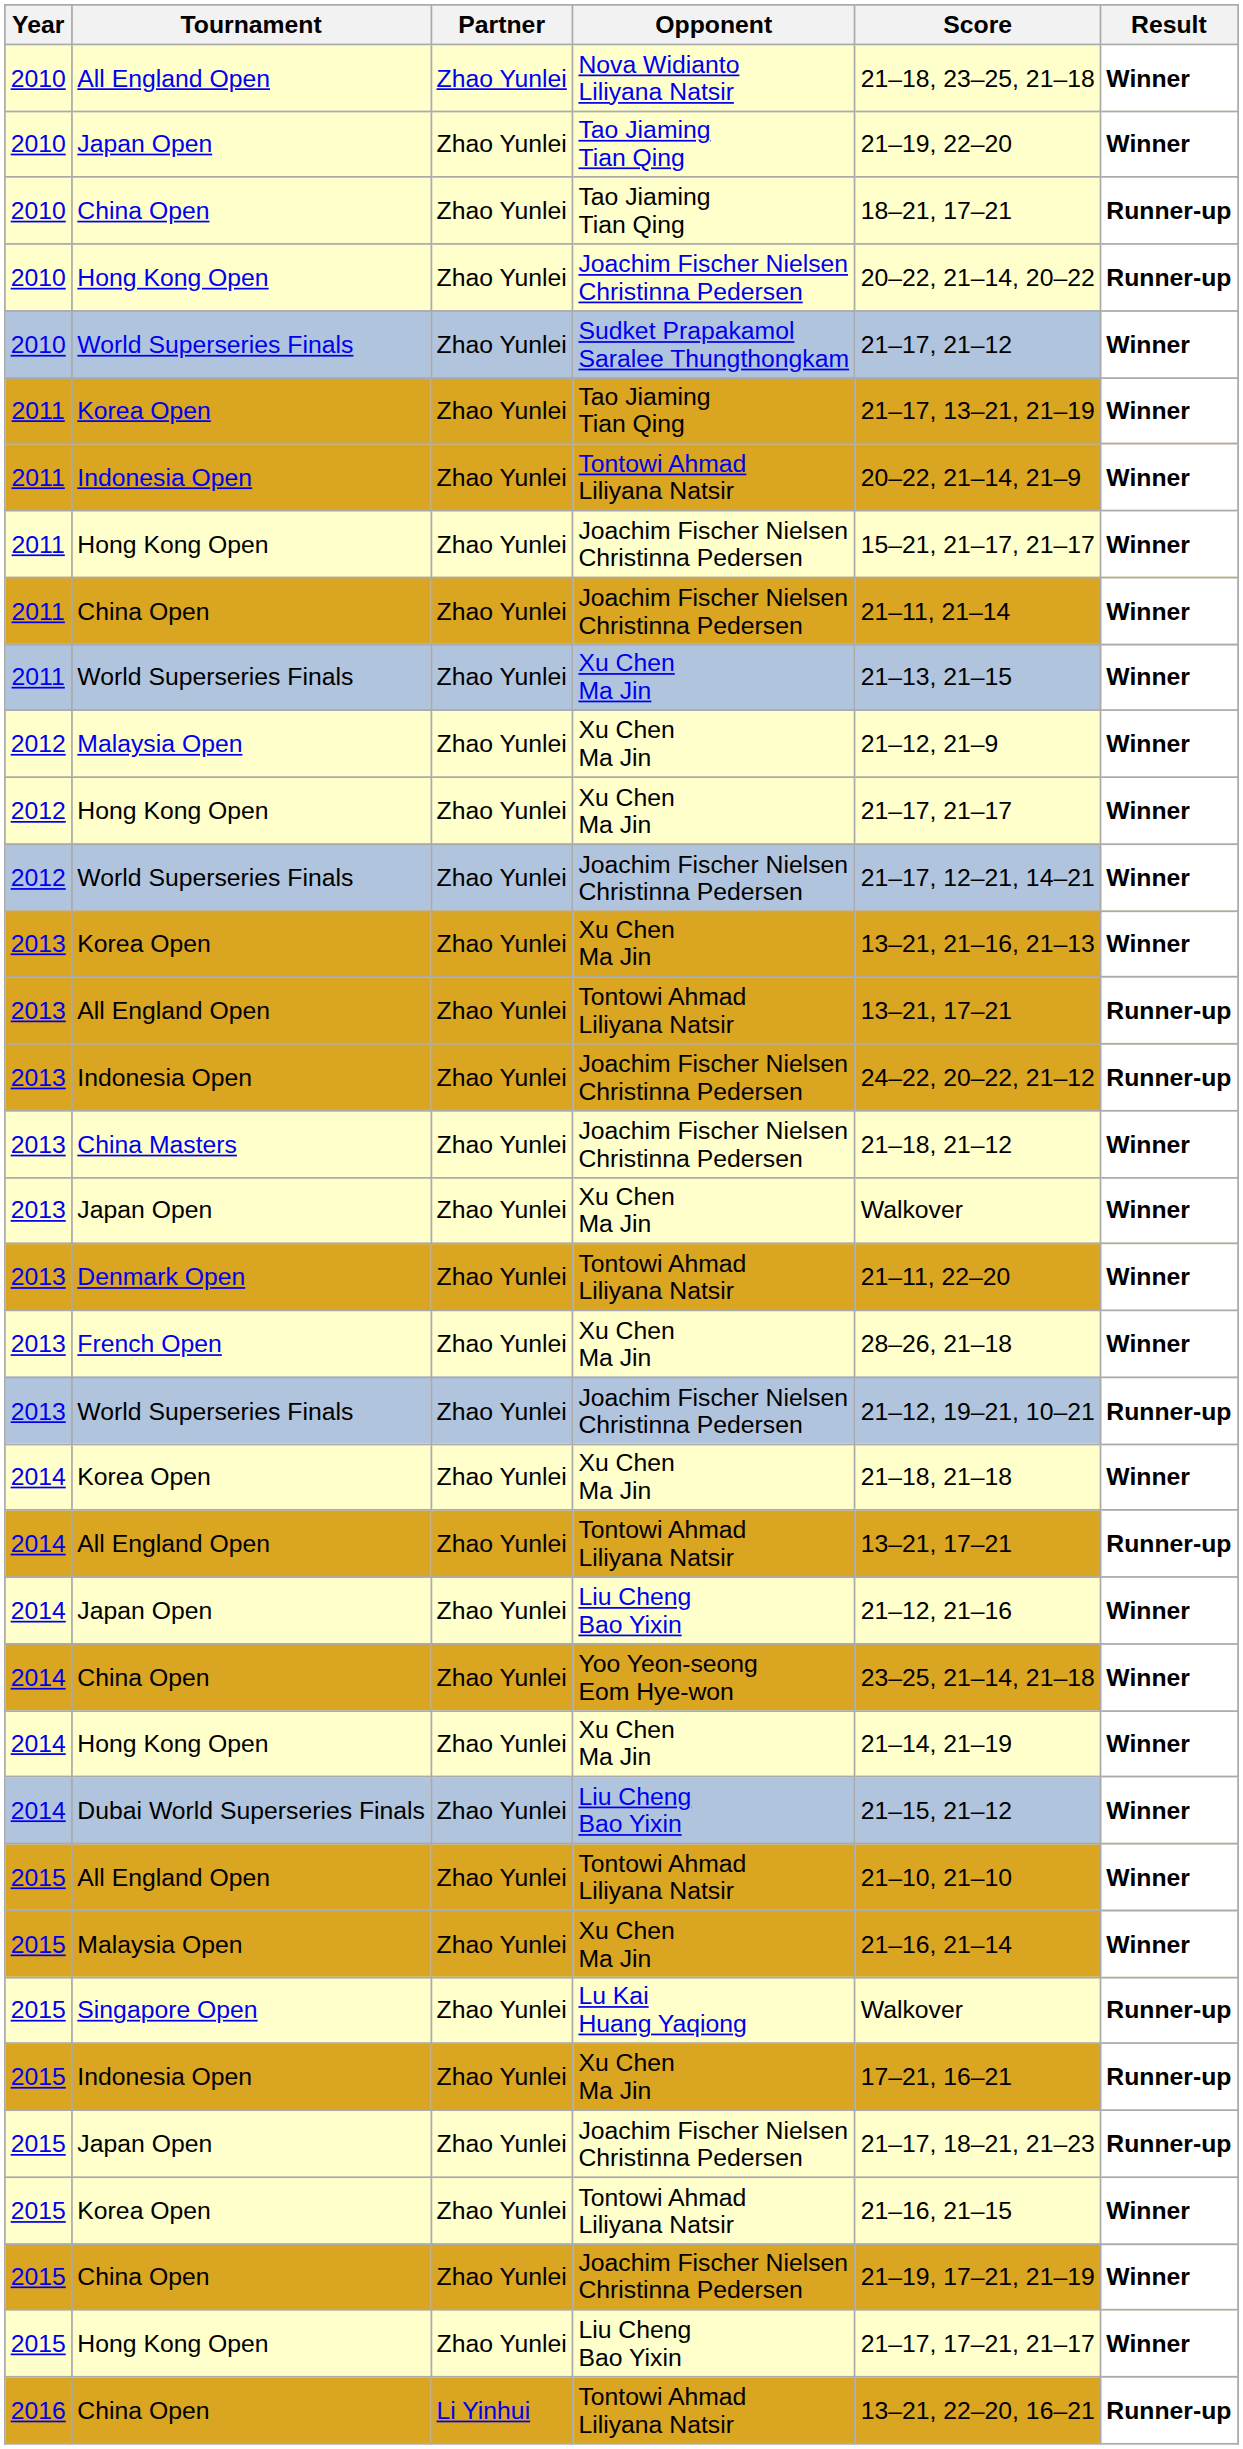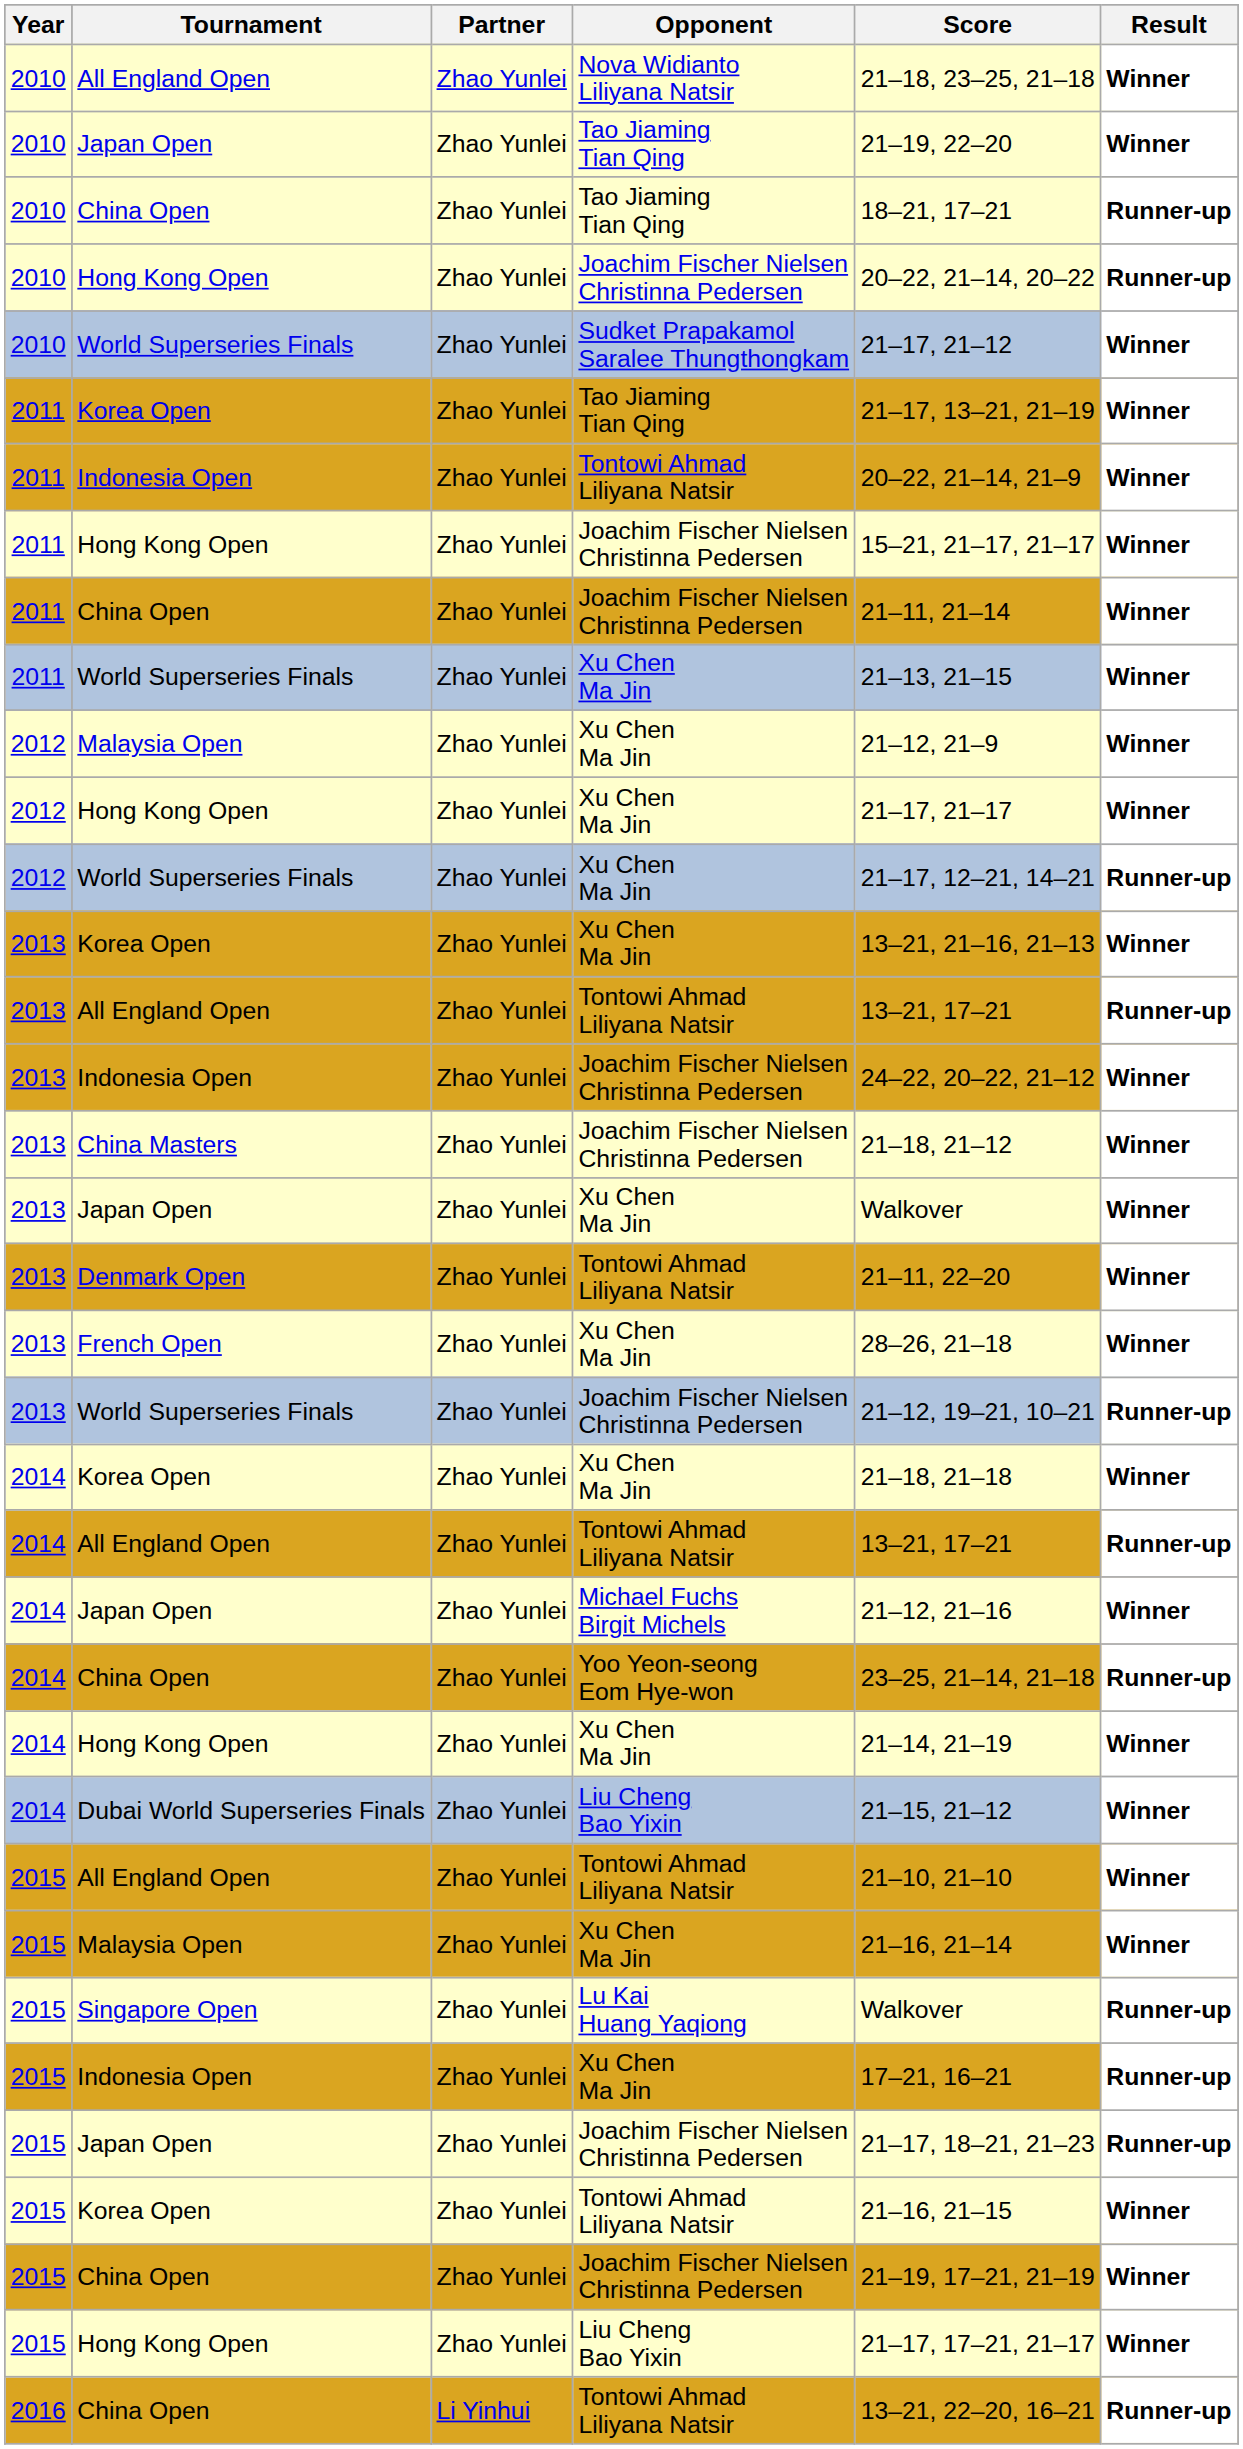(713, 878) Joachim Fischer Nielsen Christinna Pedersen -> (627, 878) Xu Chen Ma Jin
(1148, 878) Winner -> (1169, 878) Runner-up
(1169, 1077) Runner-up -> (1148, 1077) Winner
(635, 1611) Liu Cheng Bao Yixin -> (658, 1611) Michael Fuchs Birgit Michels
(1148, 1677) Winner -> (1169, 1677) Runner-up
